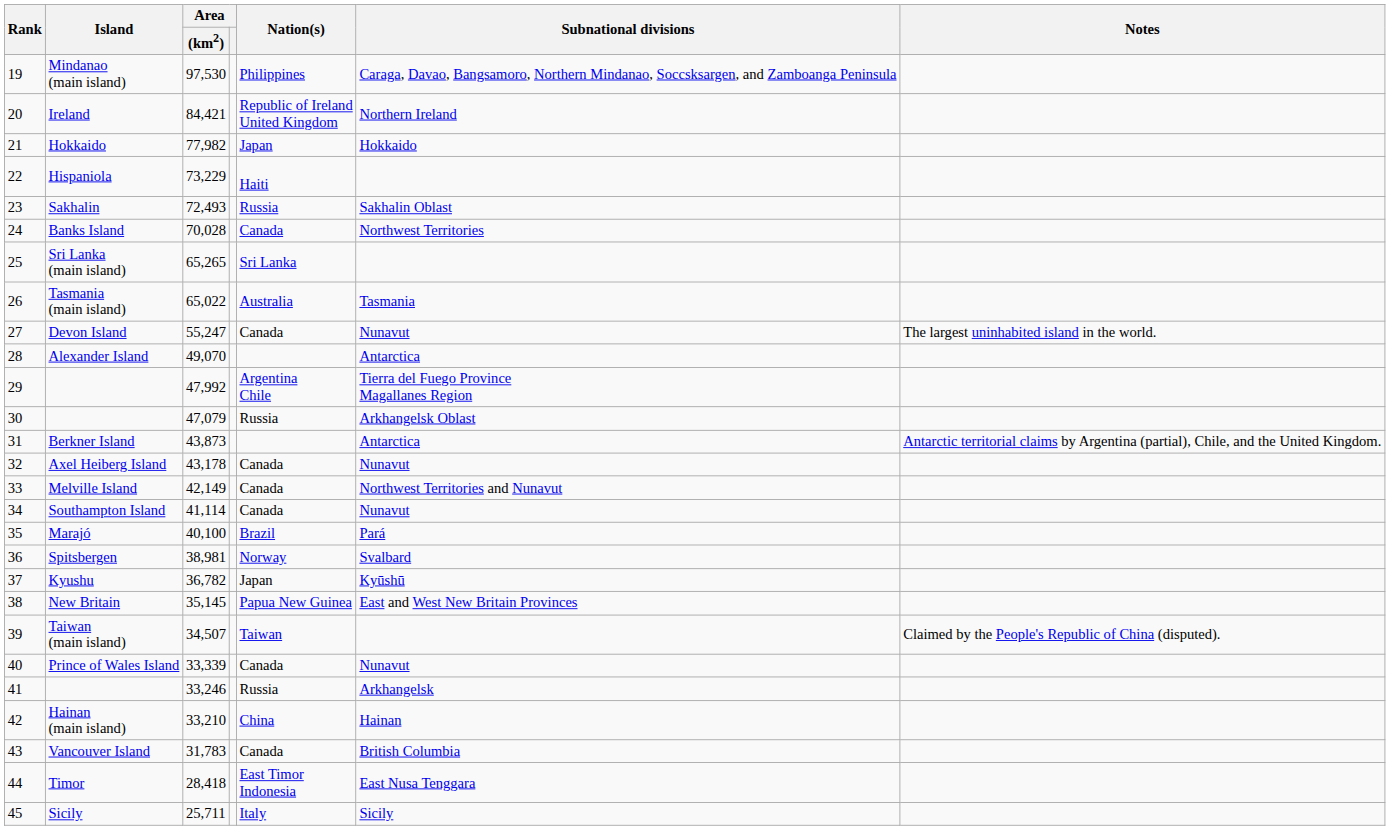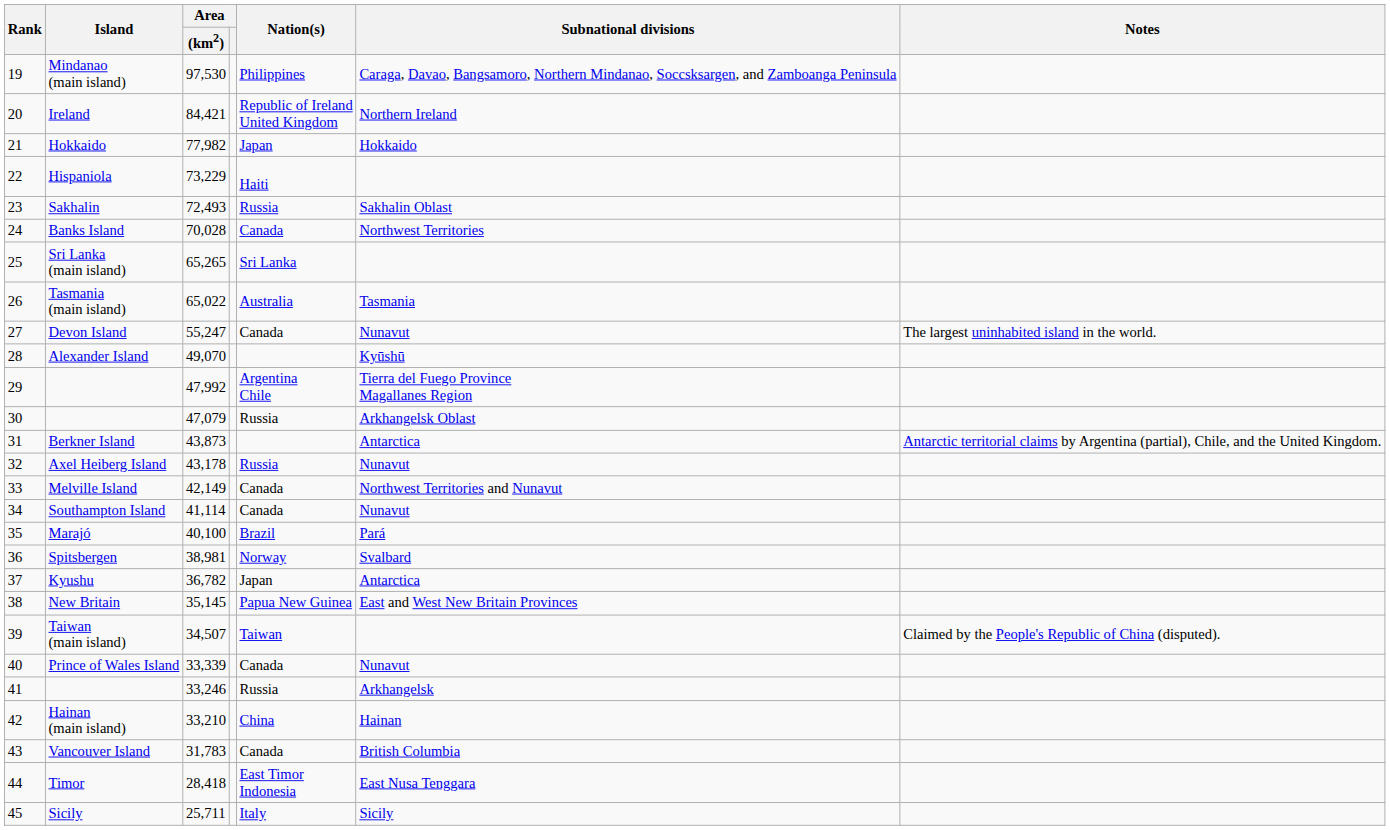(390, 355) Antarctica -> (382, 355) Kyūshū
(261, 464) Canada -> (259, 464) Russia
(382, 580) Kyūshū -> (390, 580) Antarctica
